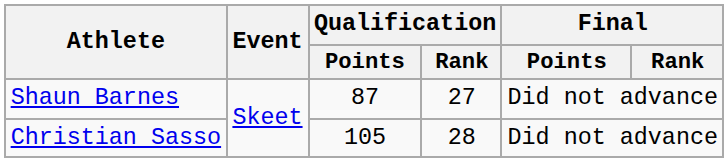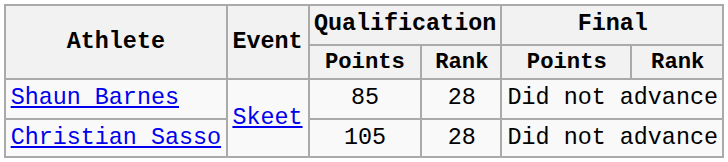(365, 99) 87 -> (365, 99) 85
(462, 99) 27 -> (462, 99) 28
